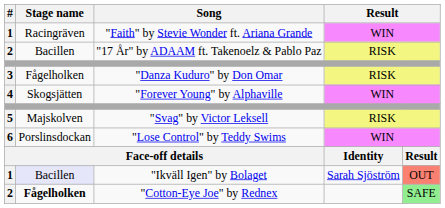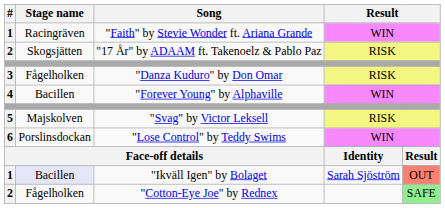(55, 51) Bacillen -> (55, 51) Skogsjätten
(55, 94) Skogsjätten -> (55, 94) Bacillen
(55, 193) bold -> (55, 193) normal
